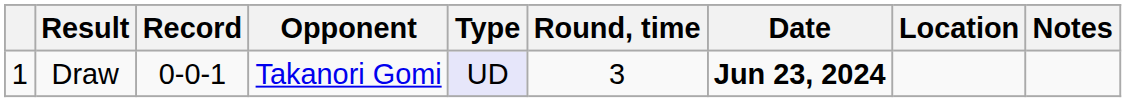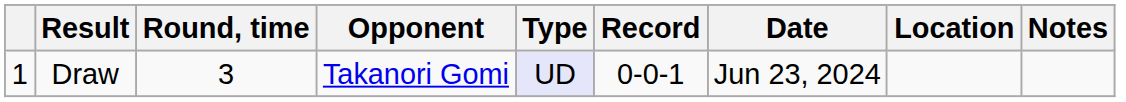columns swapped: (192, 28) <-> (617, 28)
(800, 74) bold -> (797, 74) normal
